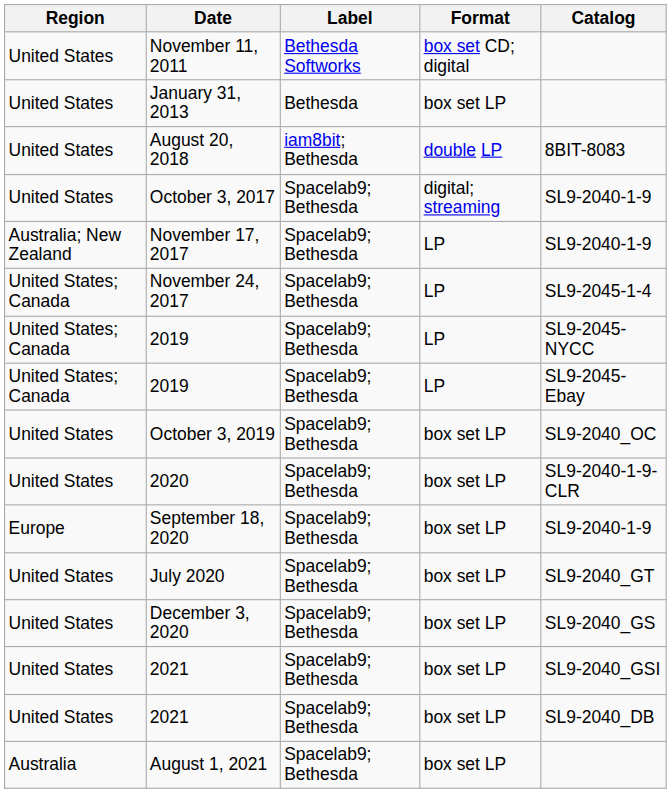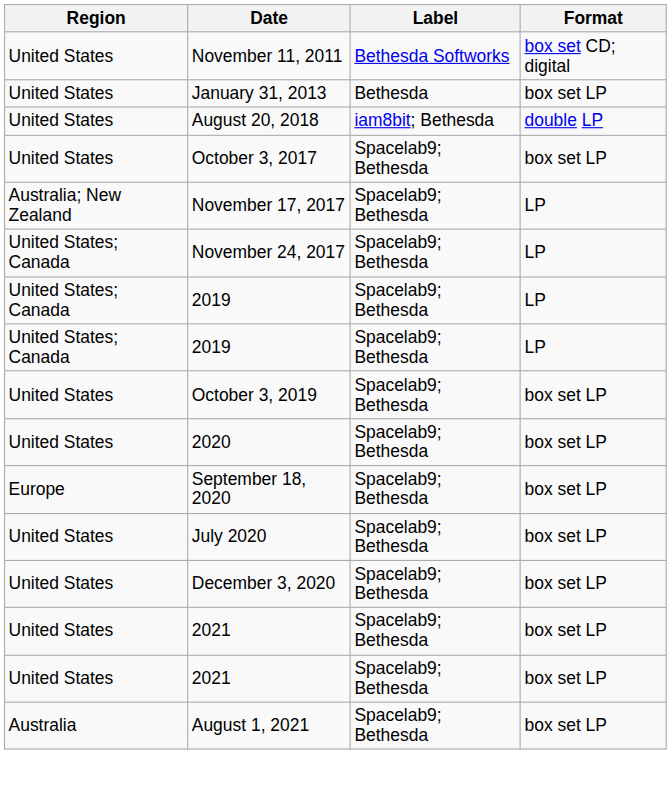- column: (603, 18)
(462, 197) digital; streaming -> (566, 158) box set LP
